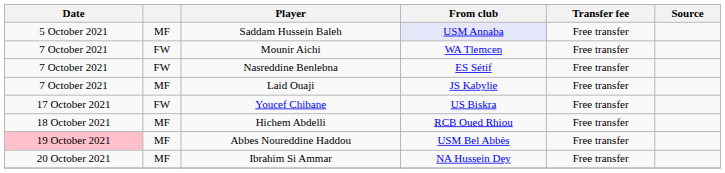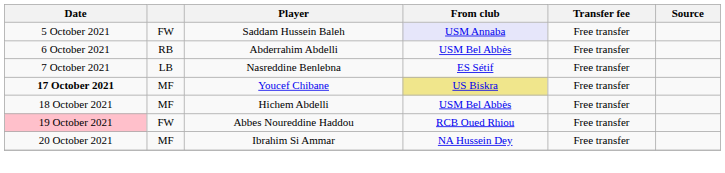(162, 31) MF -> (166, 31) FW
+ row: (294, 49)
- row: (291, 49)
(162, 67) FW -> (166, 67) LB
- row: (291, 85)
(74, 104) normal -> (76, 85) bold
(162, 104) FW -> (166, 85) MF
(473, 104) no background -> (475, 85) khaki background
(473, 122) RCB Oued Rhiou -> (475, 104) USM Bel Abbès
(162, 140) MF -> (166, 122) FW
(473, 140) USM Bel Abbès -> (475, 122) RCB Oued Rhiou
